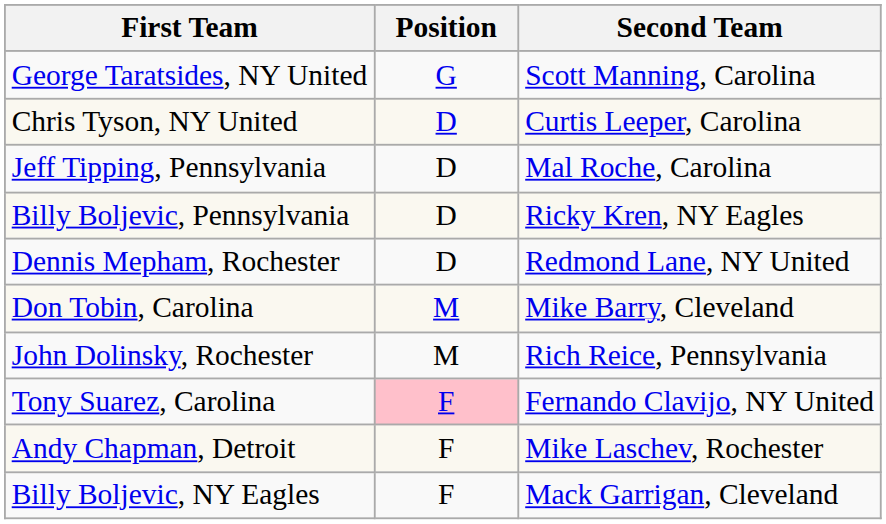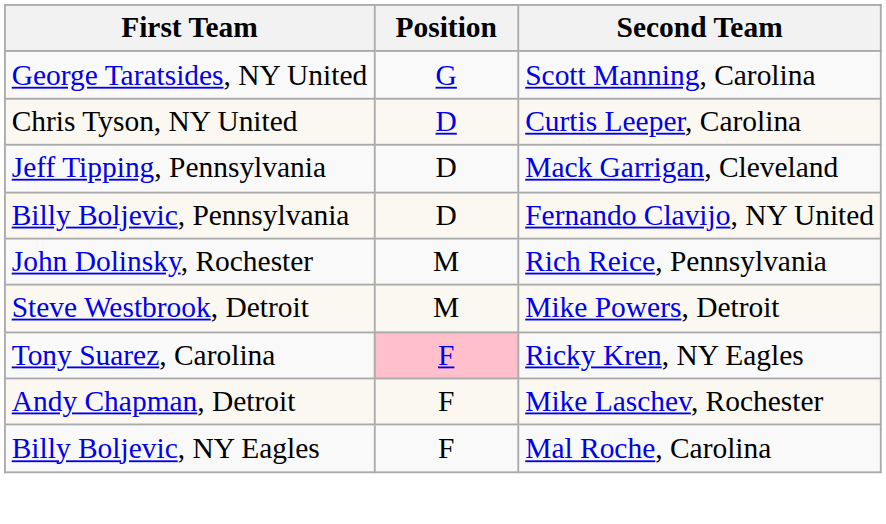(648, 167) Mal Roche, Carolina -> (682, 167) Mack Garrigan, Cleveland
(664, 214) Ricky Kren, NY Eagles -> (700, 214) Fernando Clavijo, NY United
- row: (176, 261)
- row: (133, 307)
+ row: (160, 307)
(700, 401) Fernando Clavijo, NY United -> (664, 354) Ricky Kren, NY Eagles
(682, 494) Mack Garrigan, Cleveland -> (648, 448) Mal Roche, Carolina
